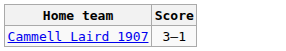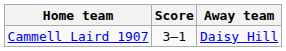+ column: (239, 15)
